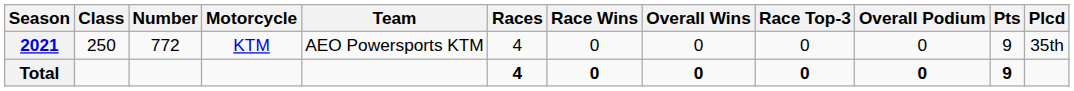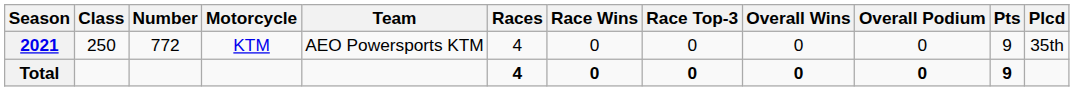columns swapped: (699, 18) <-> (805, 18)
